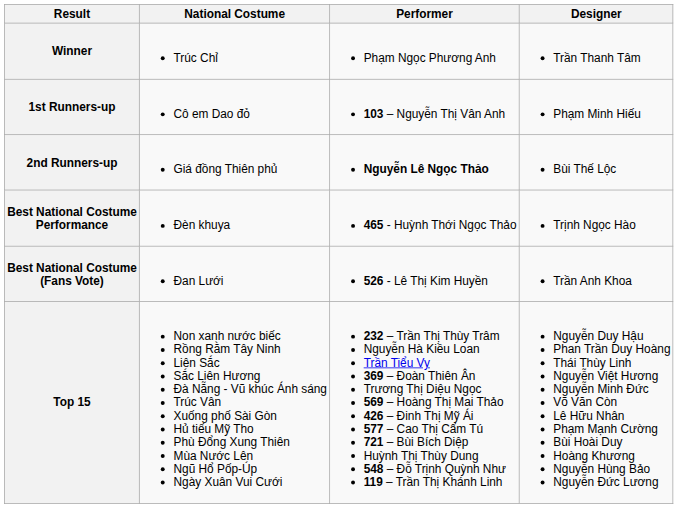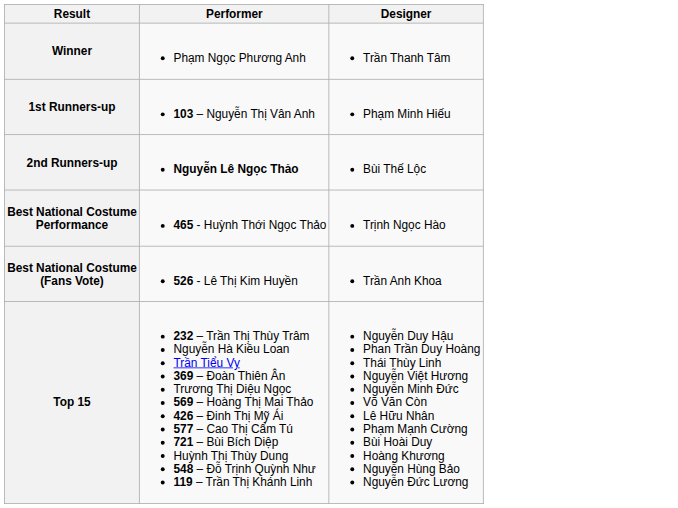- column: (235, 14)
